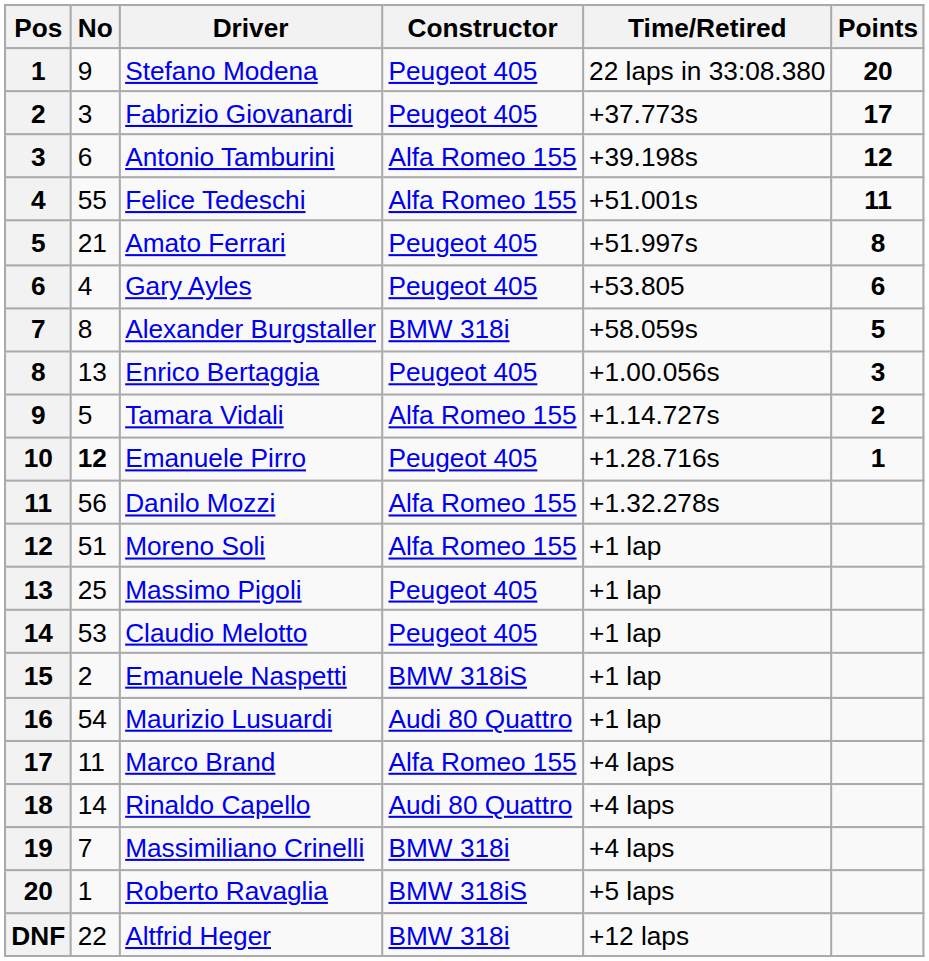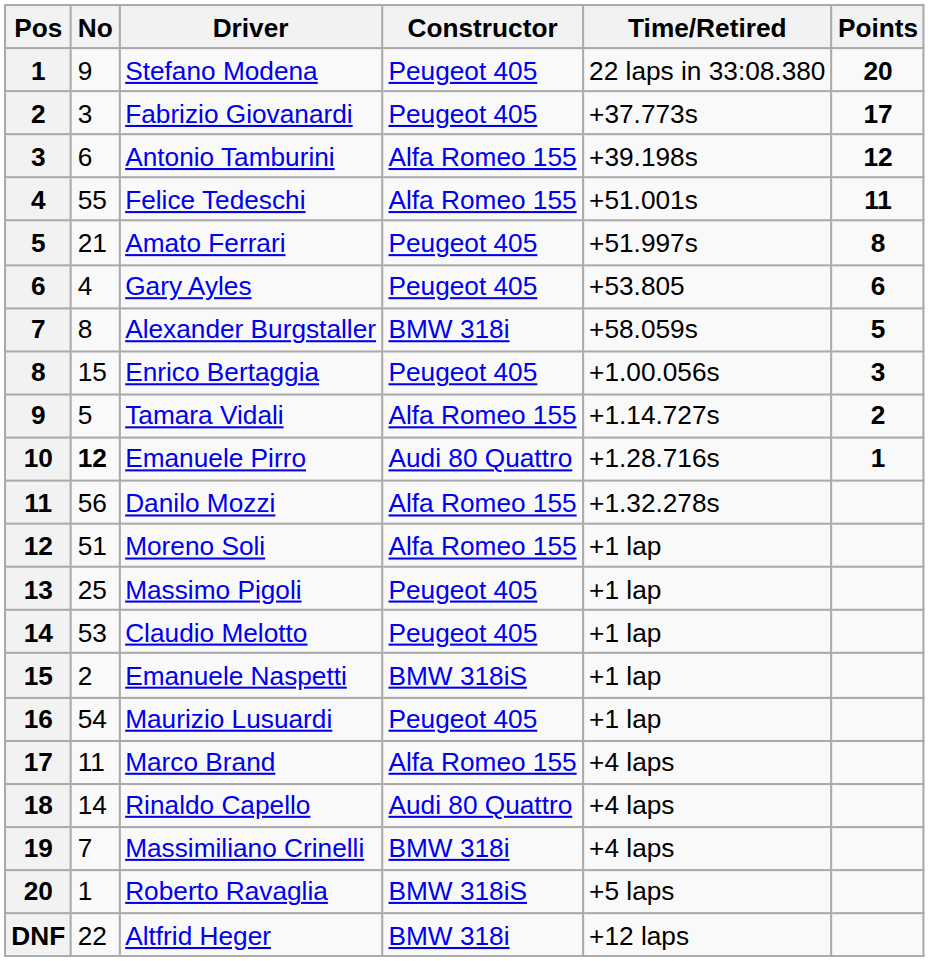(92, 372) 13 -> (92, 372) 15
(463, 459) Peugeot 405 -> (480, 459) Audi 80 Quattro
(480, 718) Audi 80 Quattro -> (463, 718) Peugeot 405
